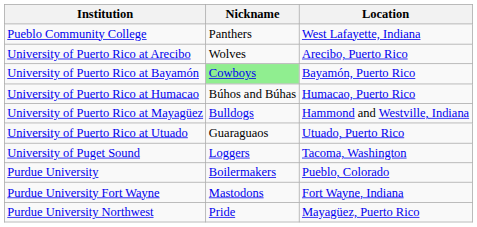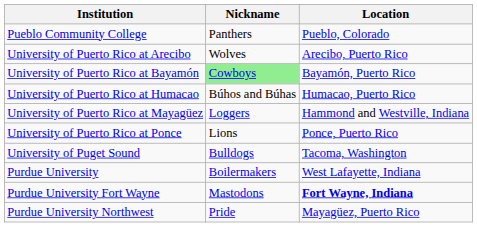(361, 34) West Lafayette, Indiana -> (346, 34) Pueblo, Colorado
(231, 113) Bulldogs -> (229, 113) Loggers
+ row: (94, 133)
- row: (98, 133)
(229, 152) Loggers -> (231, 152) Bulldogs
(346, 172) Pueblo, Colorado -> (361, 172) West Lafayette, Indiana
(353, 192) normal -> (357, 192) bold
